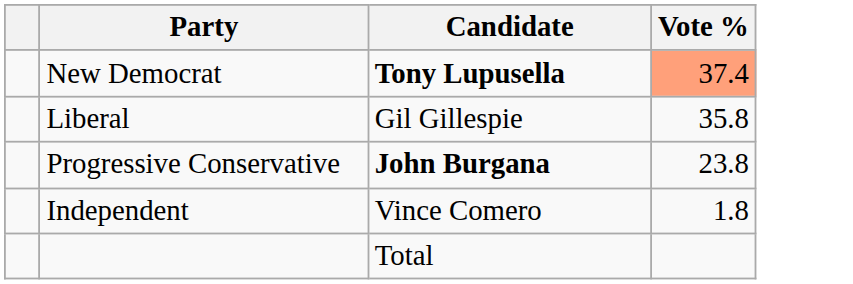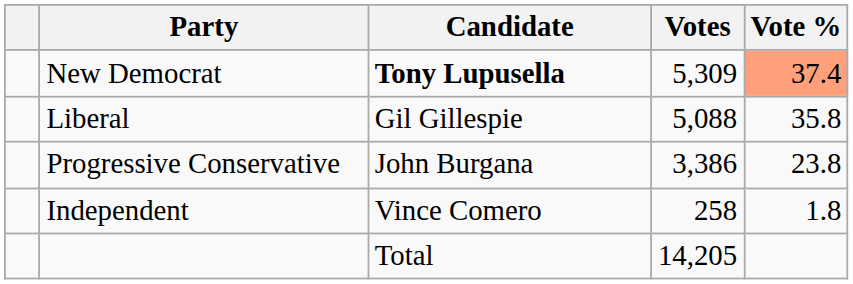+ column: (698, 27)
(462, 164) bold -> (454, 164) normal
